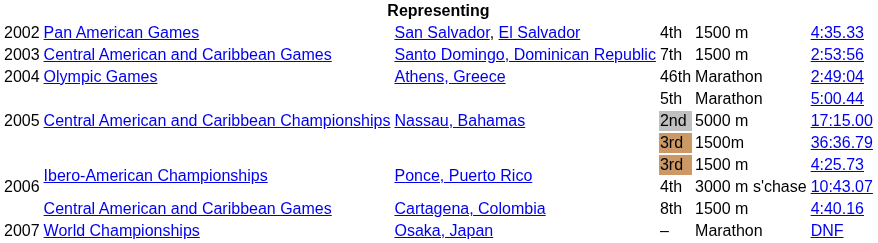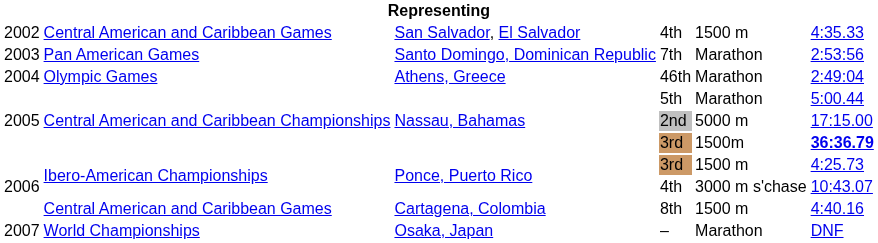(121, 32) Pan American Games -> (188, 32) Central American and Caribbean Games
(188, 54) Central American and Caribbean Games -> (121, 54) Pan American Games
(722, 54) 1500 m -> (729, 54) Marathon
(842, 142) normal -> (842, 142) bold
